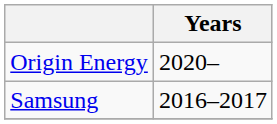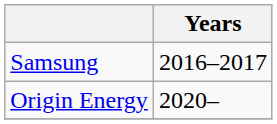rows swapped: (54, 99) <-> (79, 61)
